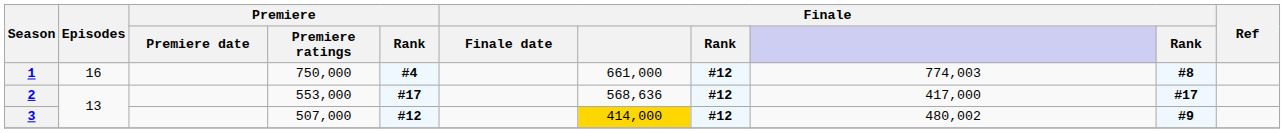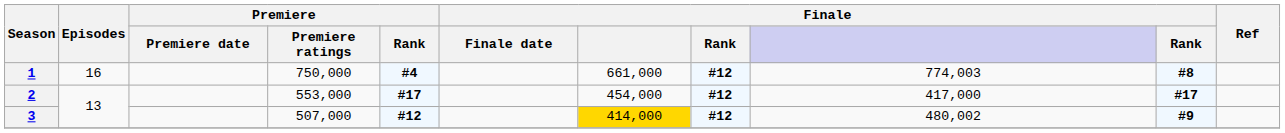(634, 95) 568,636 -> (634, 95) 454,000
